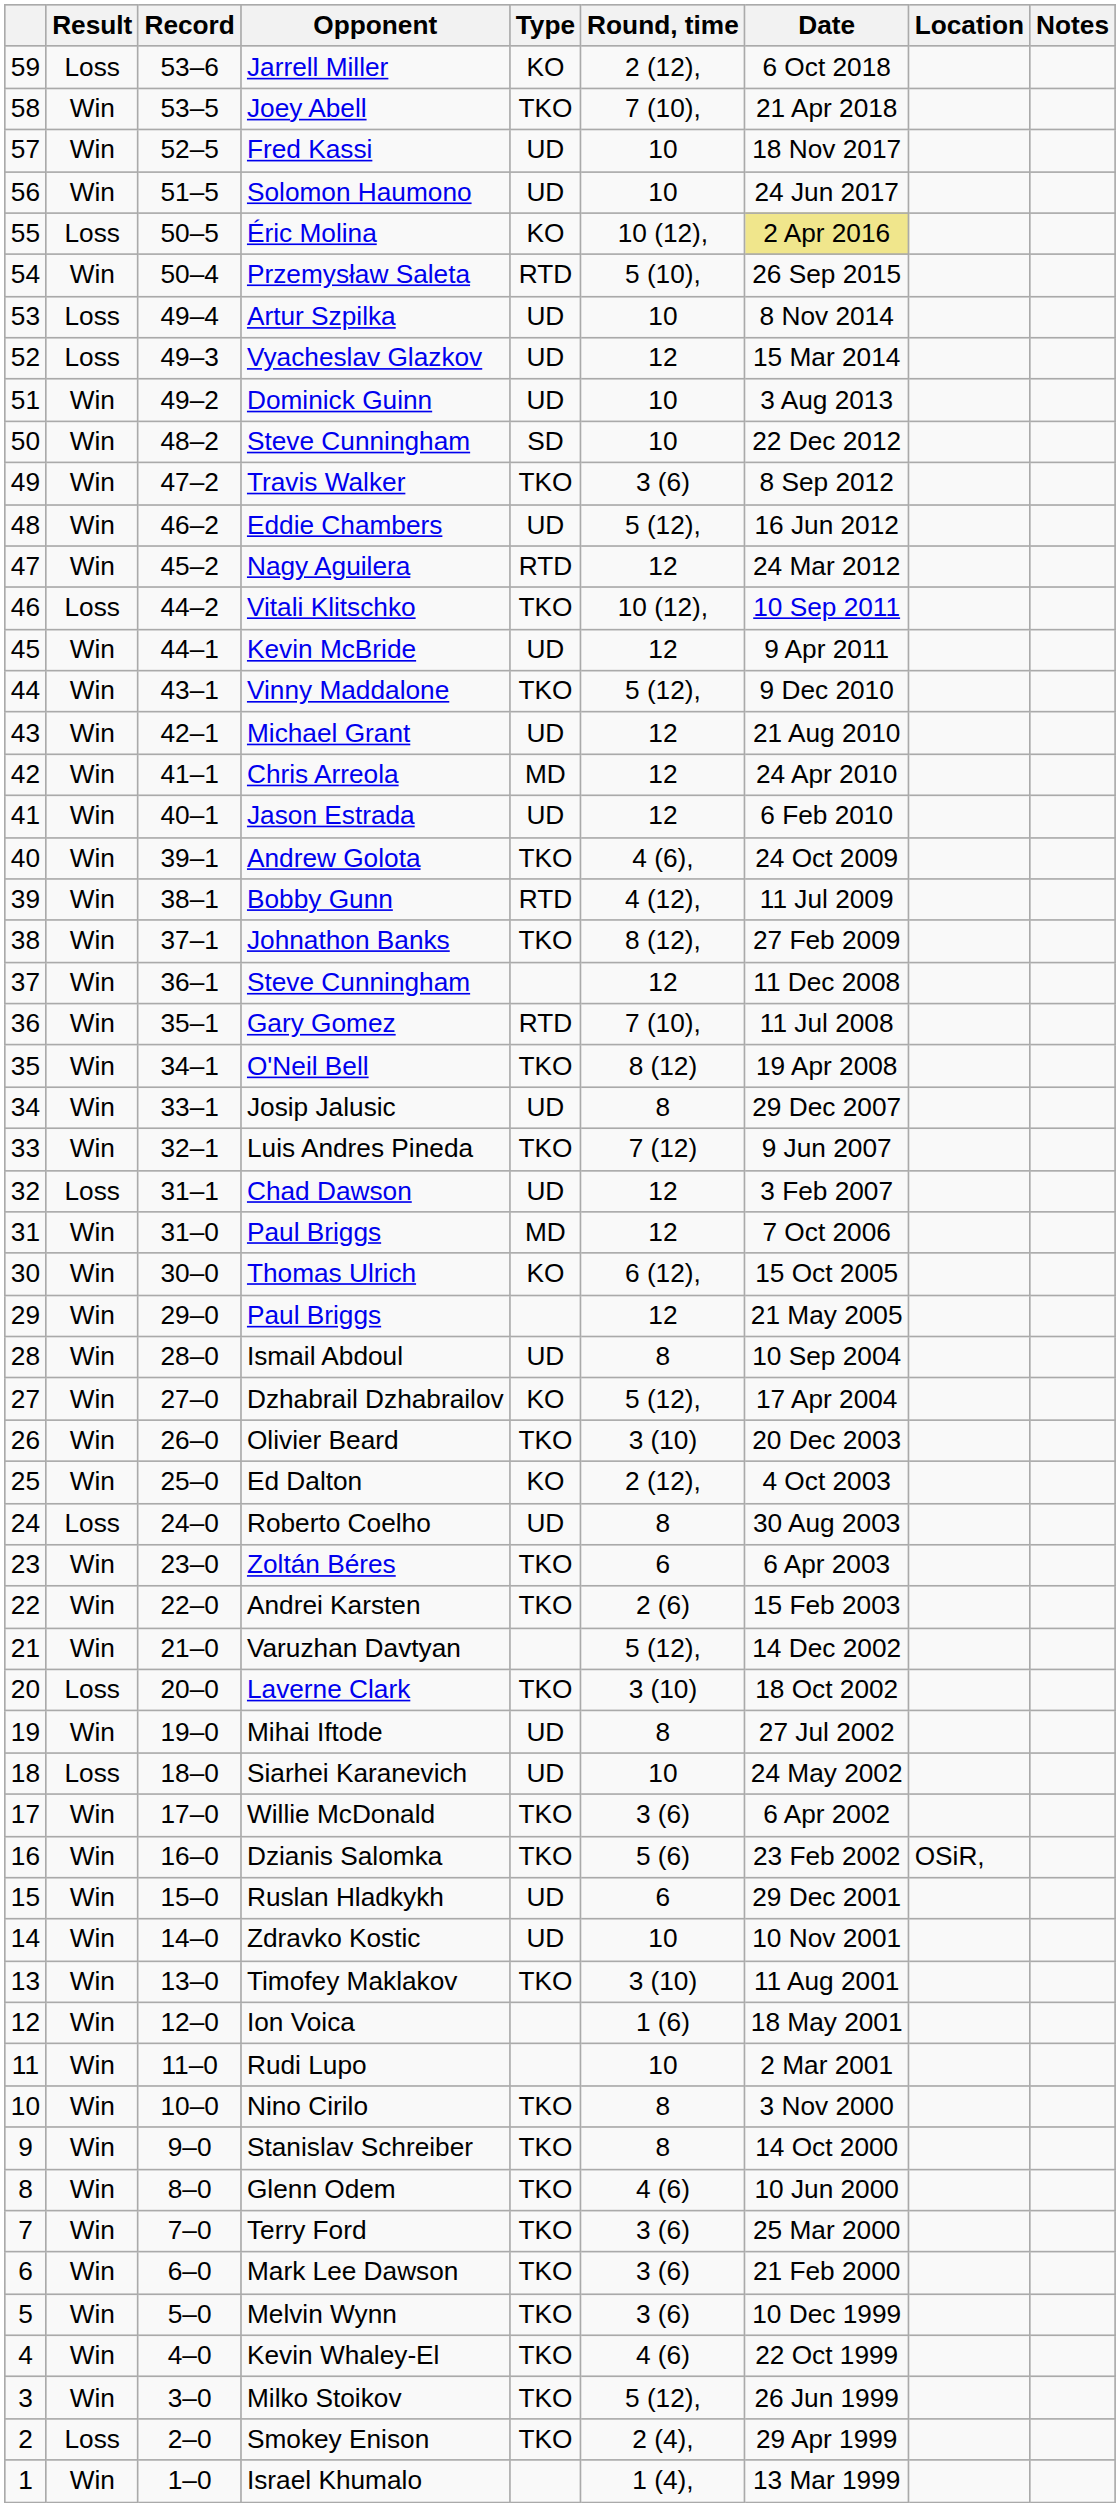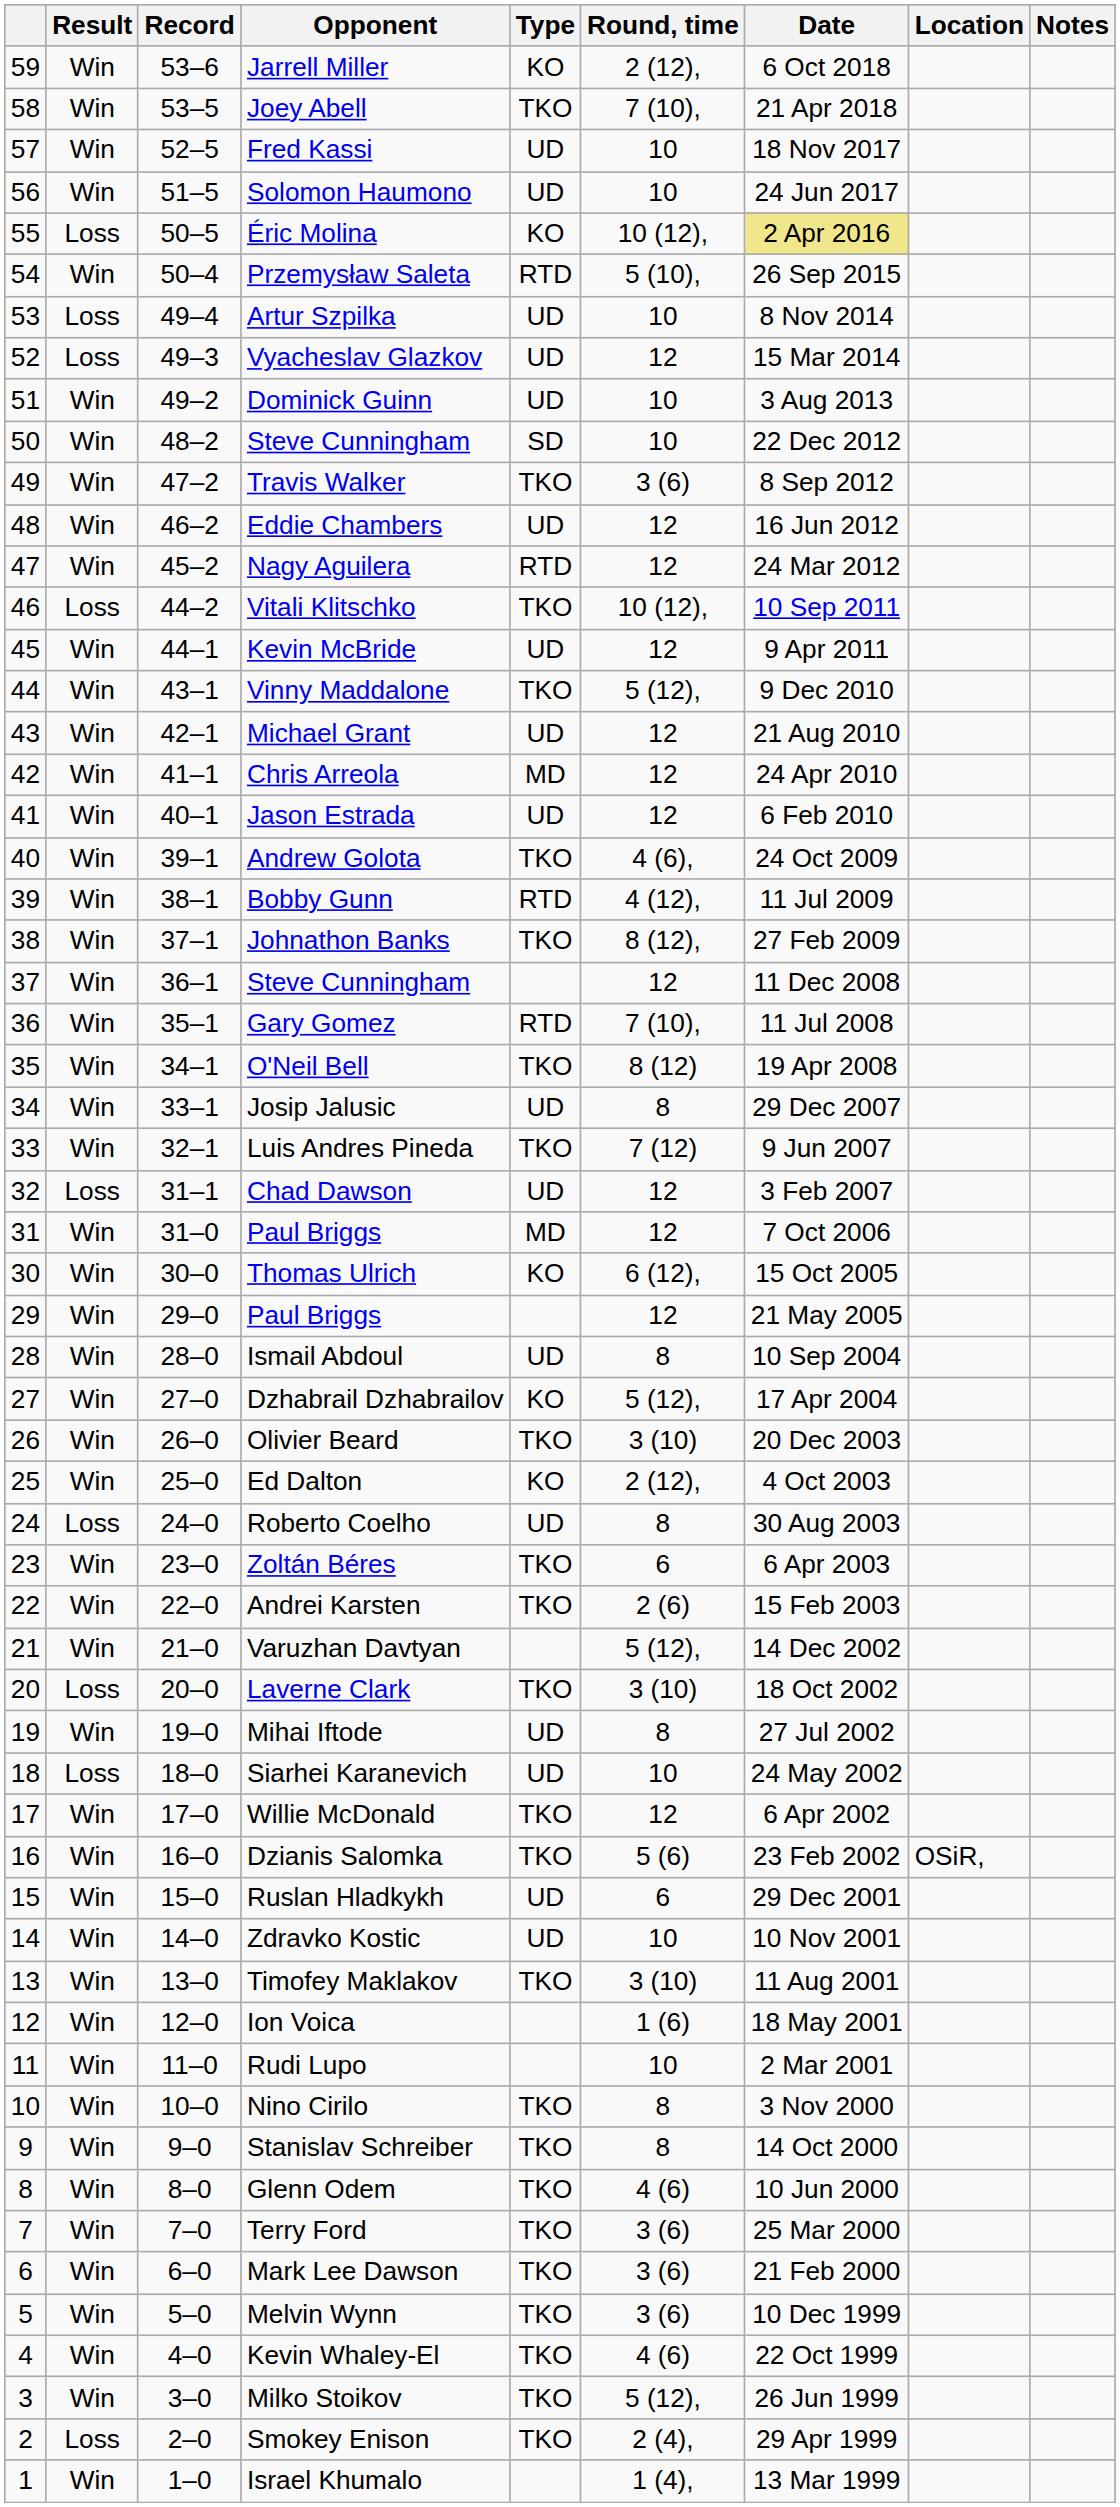(92, 66) Loss -> (92, 66) Win
(663, 524) 5 (12), -> (663, 524) 12
(663, 1814) 3 (6) -> (663, 1814) 12
